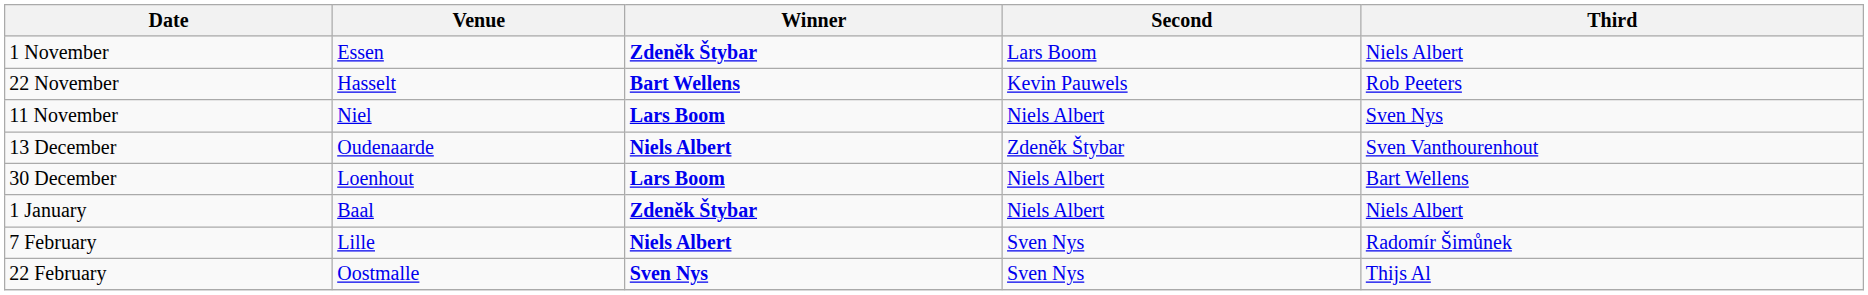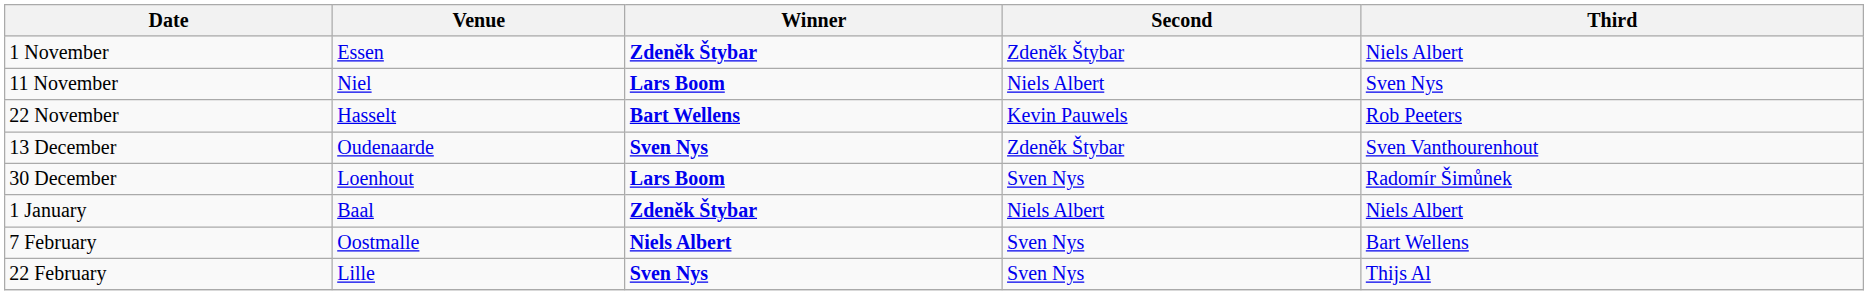(1052, 52) Lars Boom -> (1066, 52) Zdeněk Štybar
rows swapped: (64, 115) <-> (64, 83)
(681, 147) Niels Albert -> (669, 147) Sven Nys
(1056, 178) Niels Albert -> (1046, 178) Sven Nys
(1417, 178) Bart Wellens -> (1439, 178) Radomír Šimůnek
(356, 242) Lille -> (378, 242) Oostmalle
(1439, 242) Radomír Šimůnek -> (1417, 242) Bart Wellens
(378, 274) Oostmalle -> (356, 274) Lille
